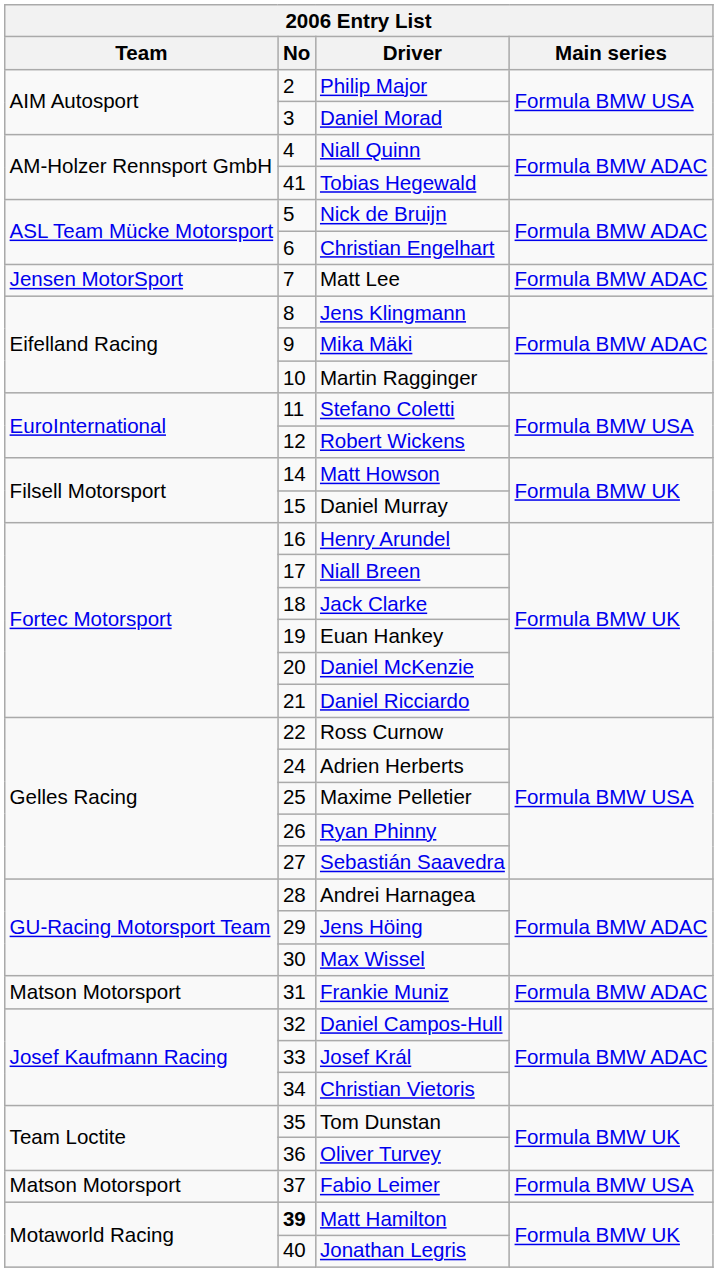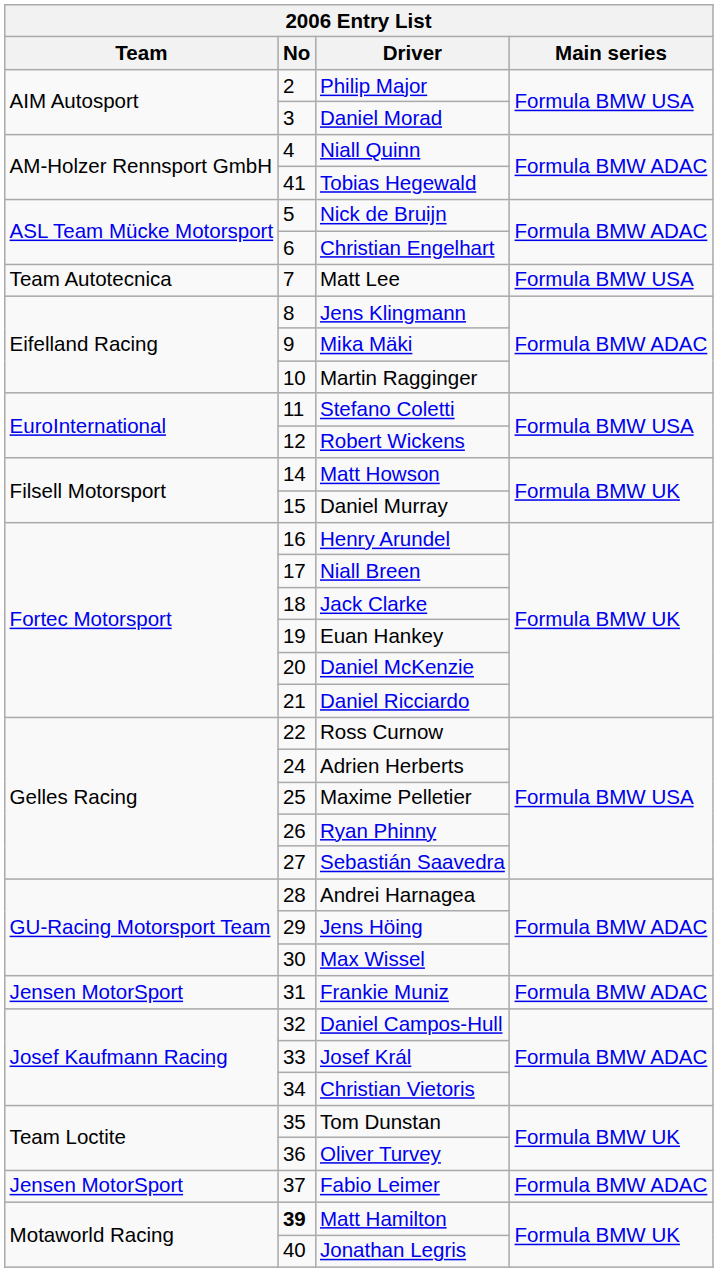(96, 279) Jensen MotorSport -> (91, 279) Team Autotecnica
(611, 279) Formula BMW ADAC -> (604, 279) Formula BMW USA
(95, 992) Matson Motorsport -> (96, 992) Jensen MotorSport
(95, 1186) Matson Motorsport -> (96, 1186) Jensen MotorSport
(604, 1186) Formula BMW USA -> (611, 1186) Formula BMW ADAC
